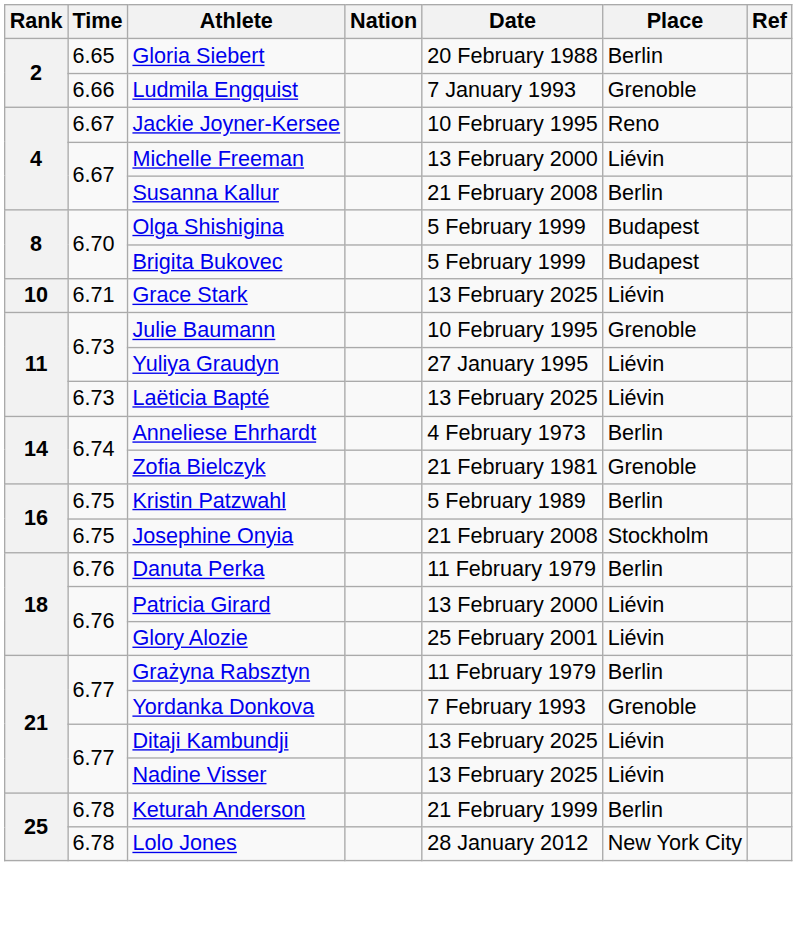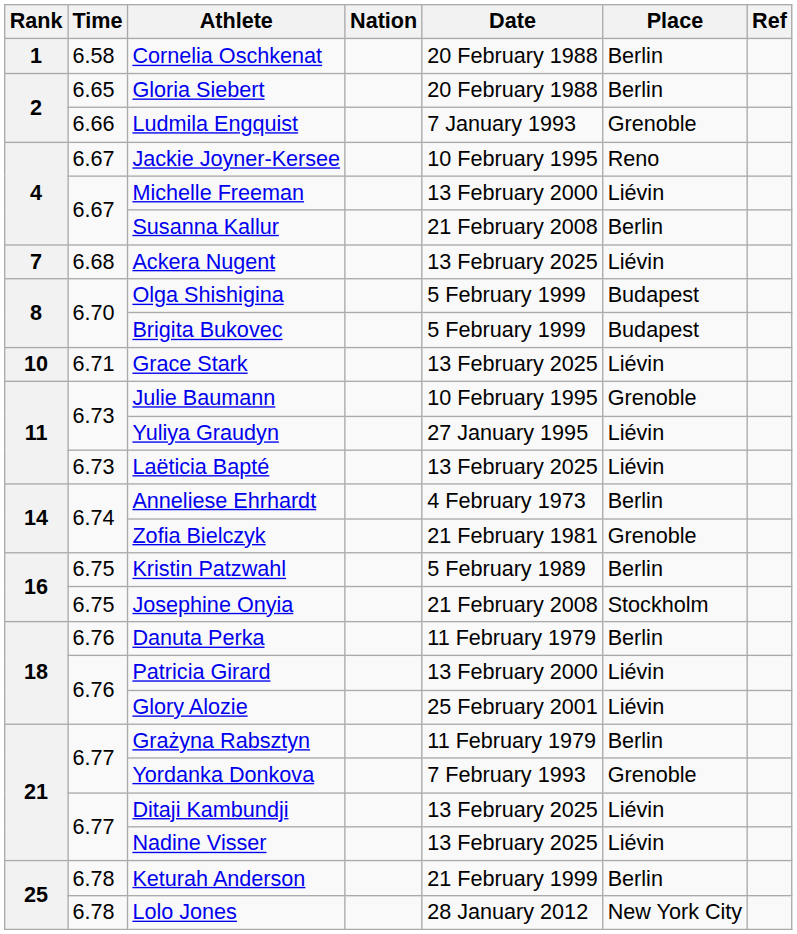+ row: (227, 55)
+ row: (204, 261)
